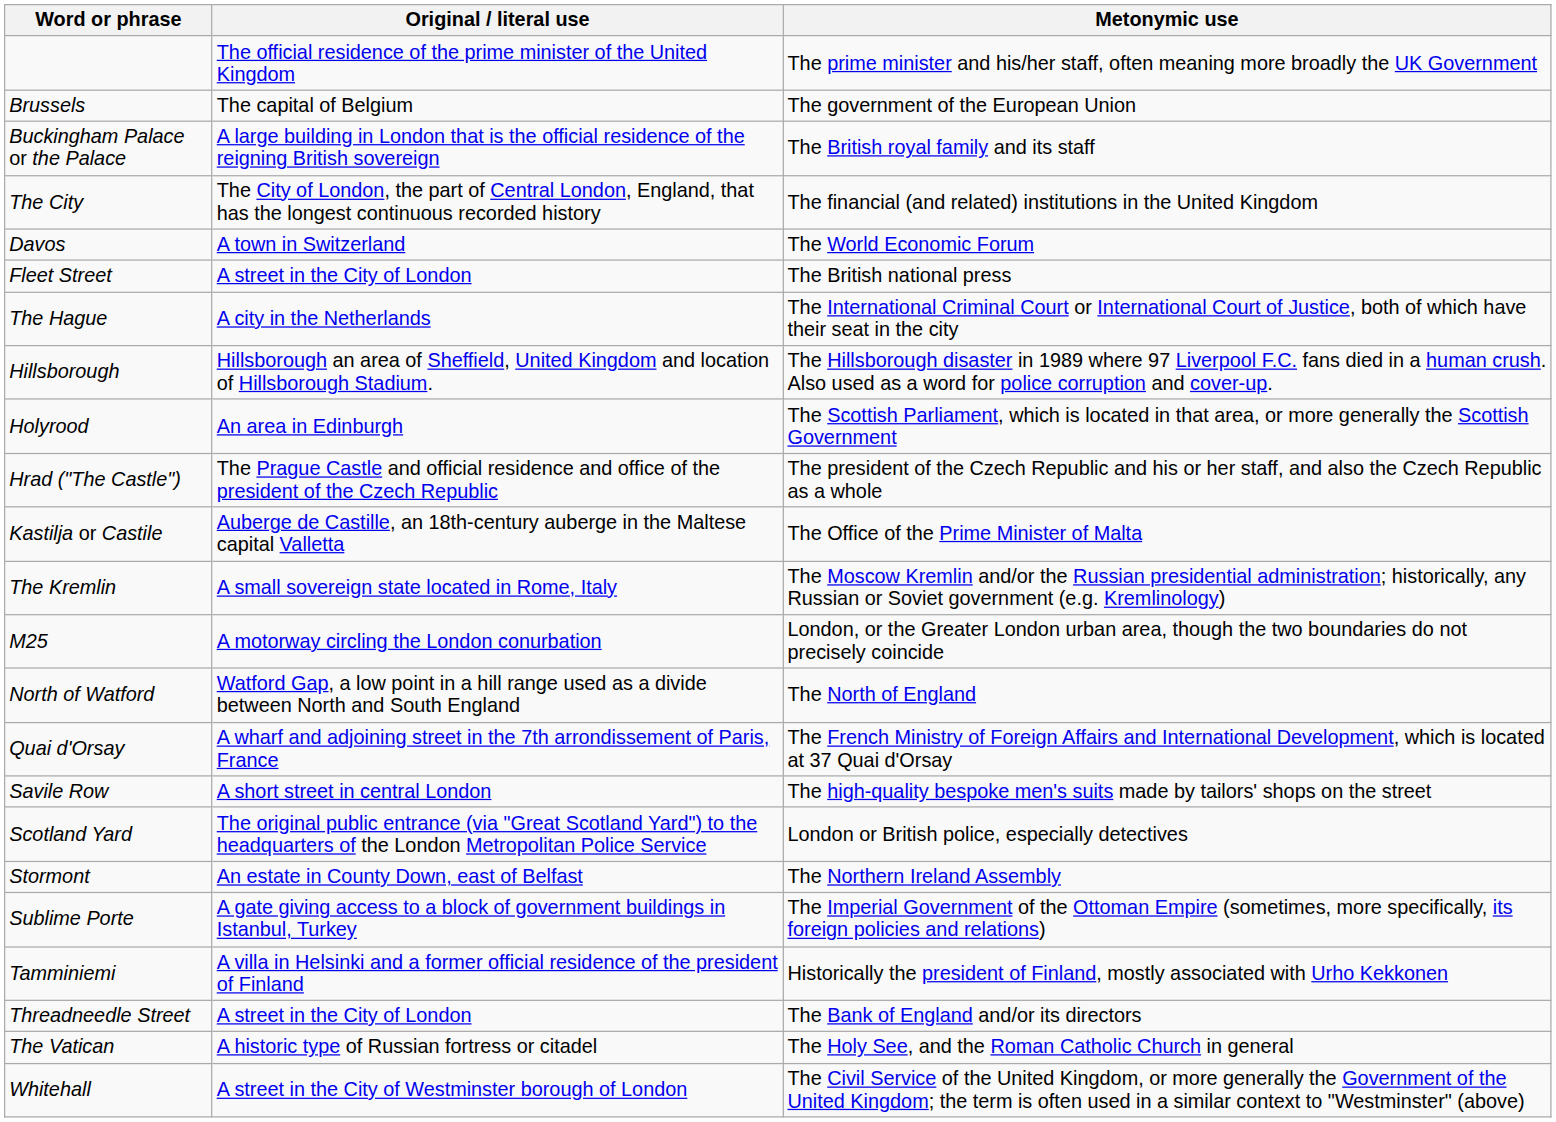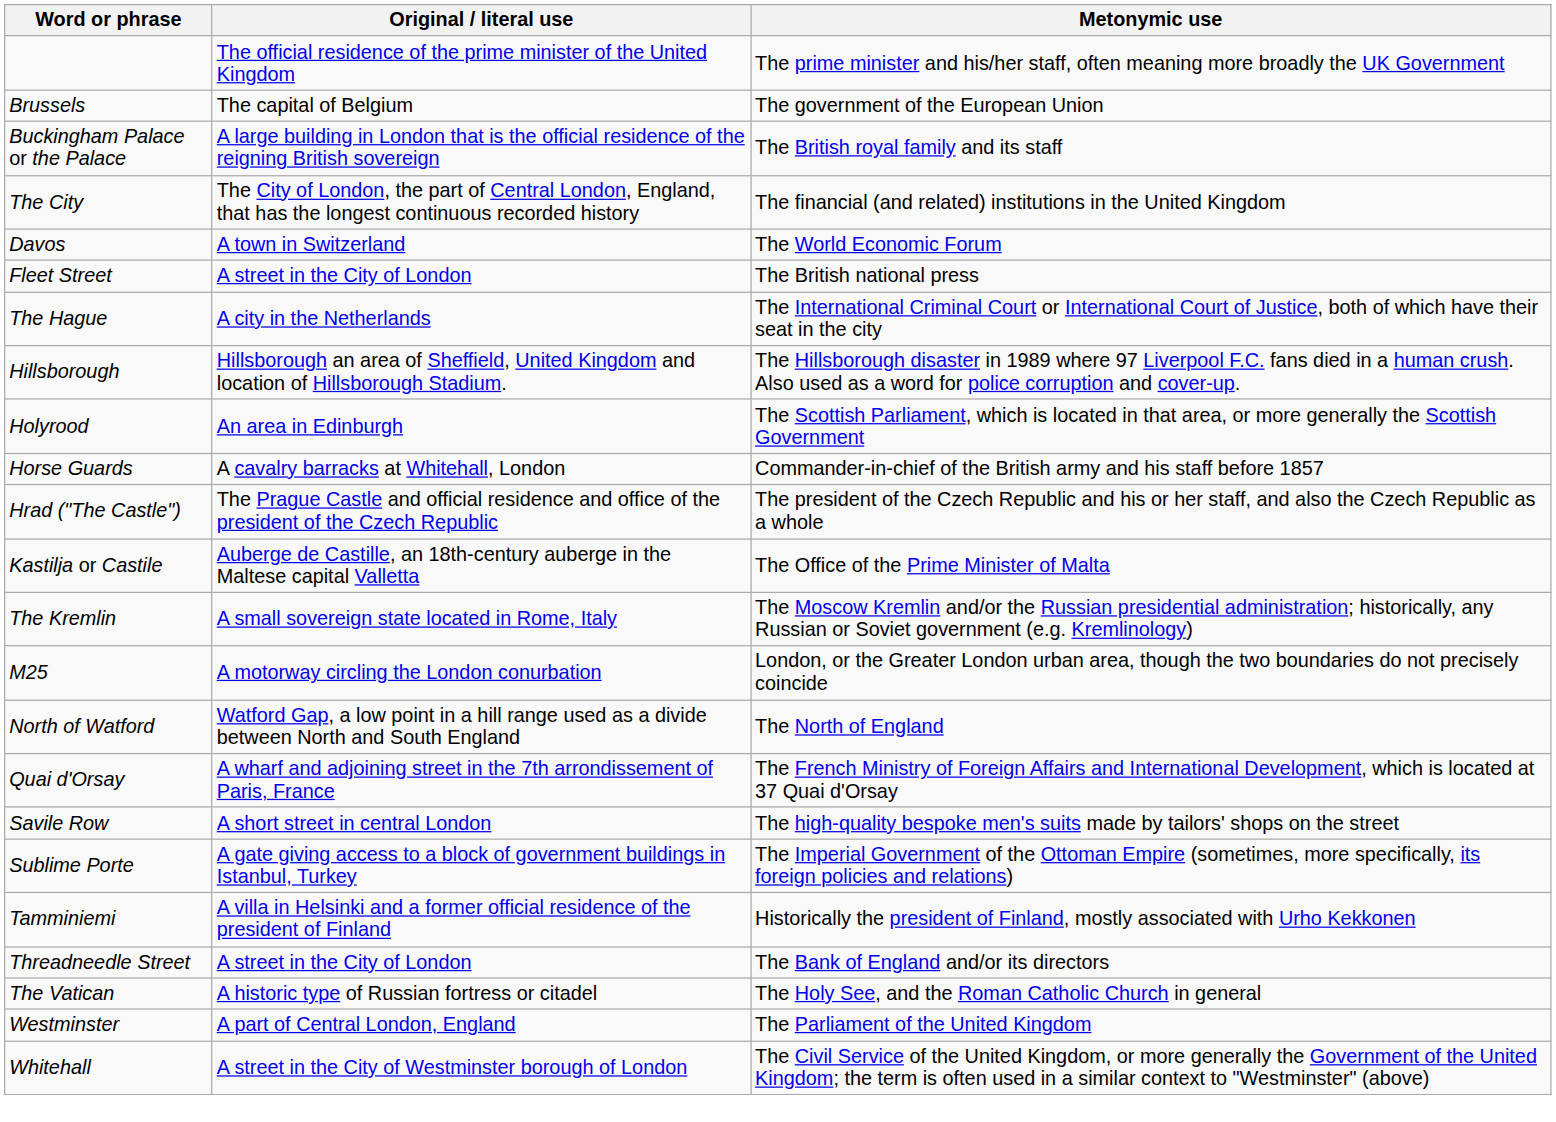+ row: (71, 468)
- row: (71, 834)
- row: (49, 876)
+ row: (64, 1024)
